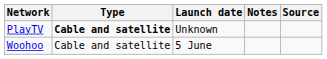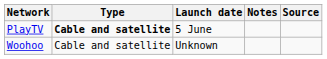(197, 29) Unknown -> (194, 29) 5 June
(194, 46) 5 June -> (197, 46) Unknown
